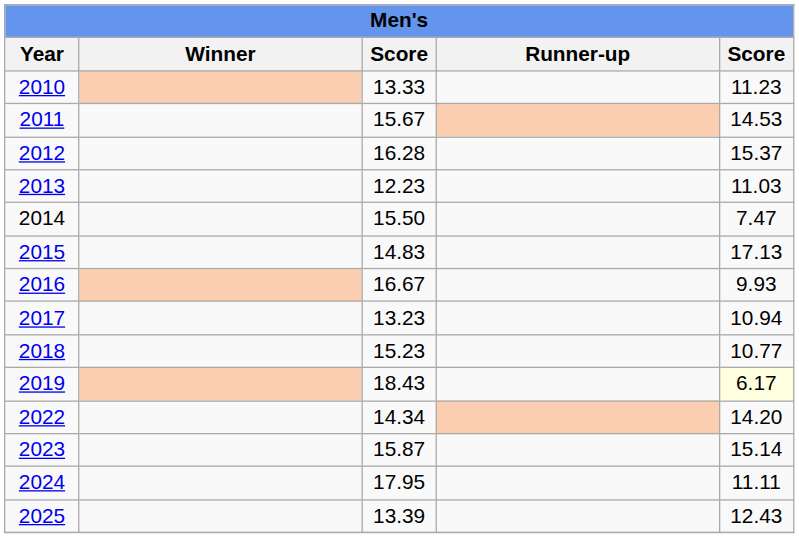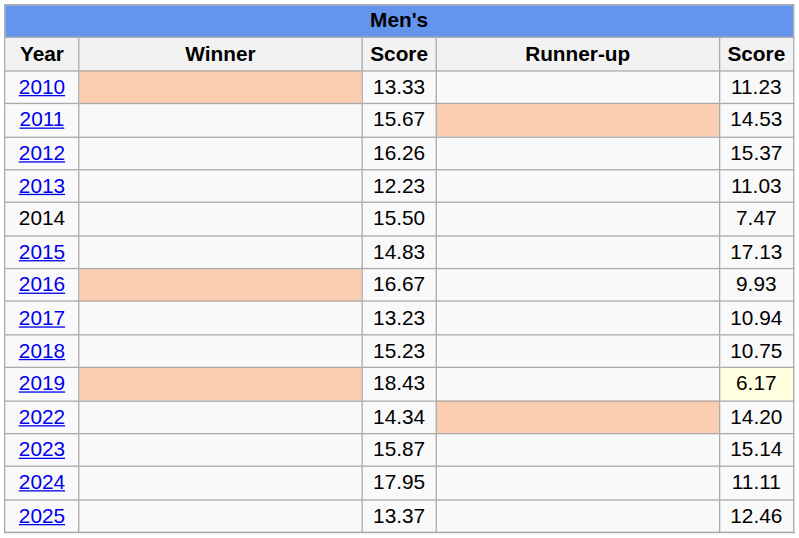(399, 152) 16.28 -> (399, 152) 16.26
(756, 350) 10.77 -> (756, 350) 10.75
(399, 515) 13.39 -> (399, 515) 13.37
(756, 515) 12.43 -> (756, 515) 12.46
